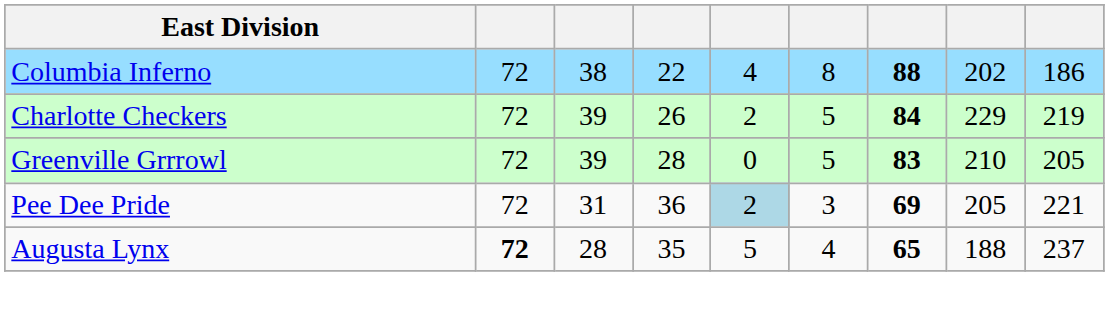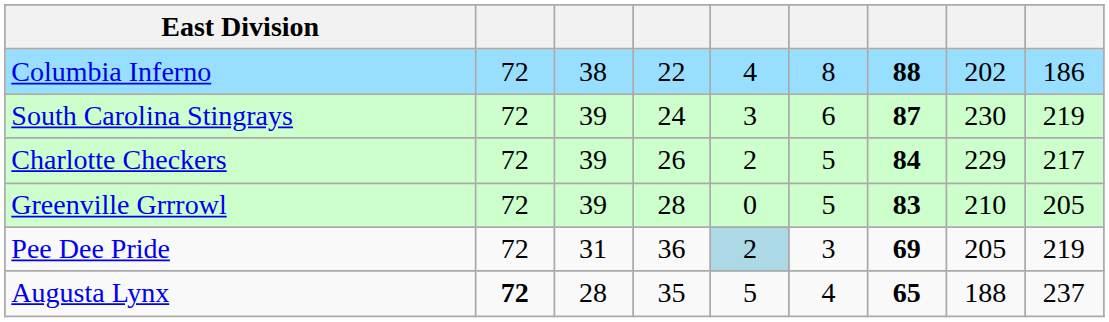+ row: (152, 115)
(1064, 115) 219 -> (1064, 159) 217
(1064, 204) 221 -> (1064, 248) 219
